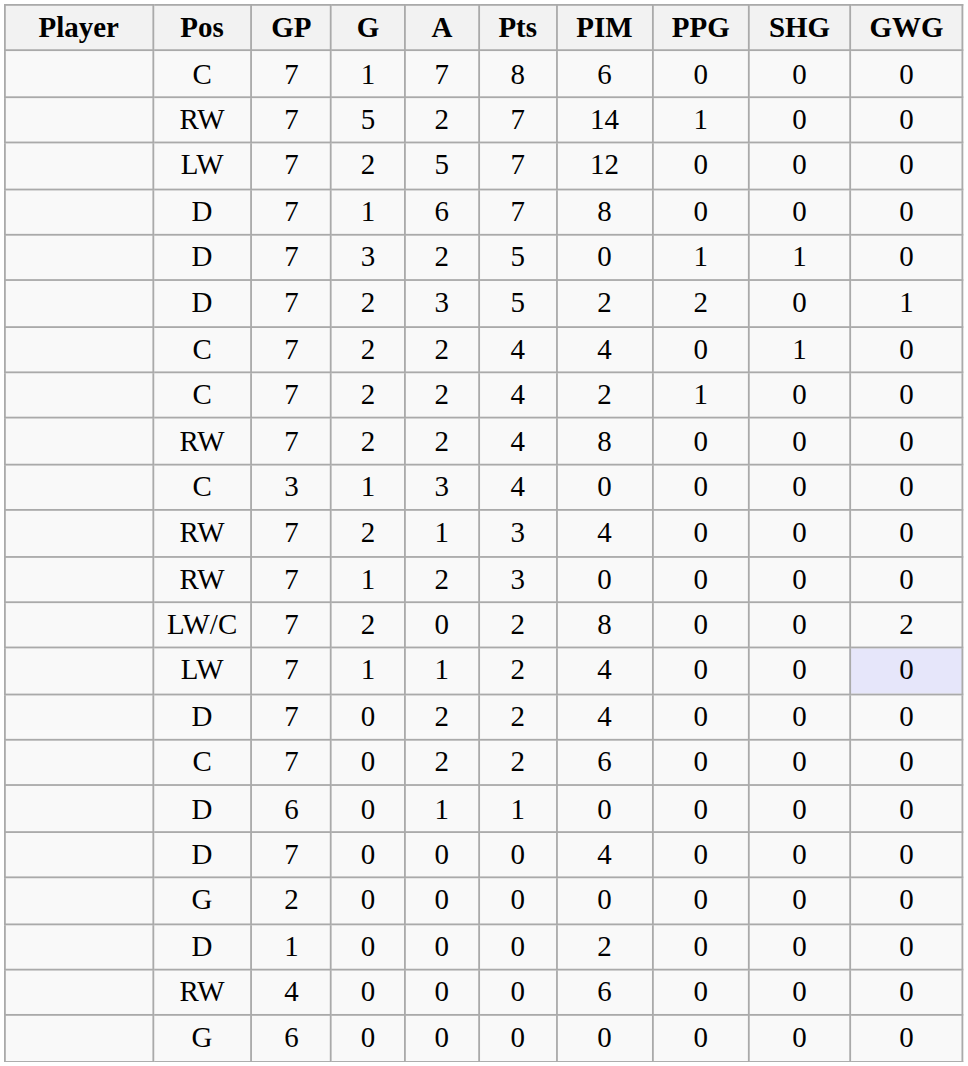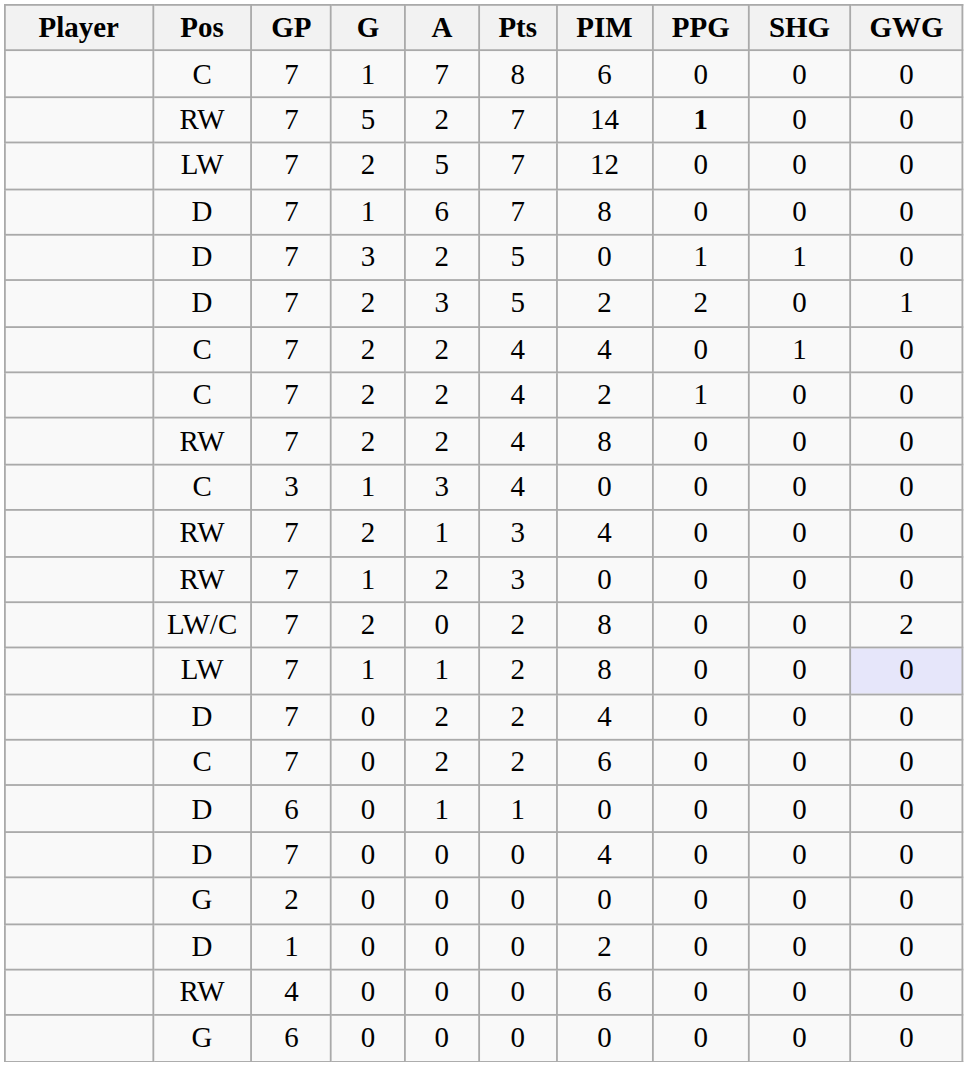(701, 119) normal -> (701, 119) bold
(604, 670) 4 -> (604, 670) 8
